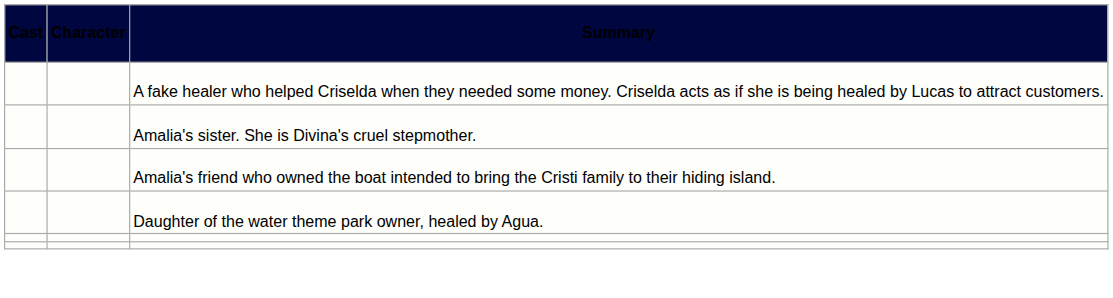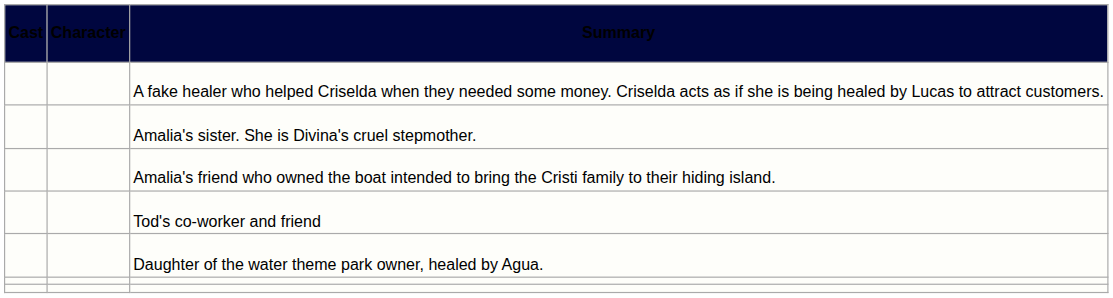+ row: (26, 212)
